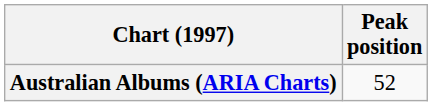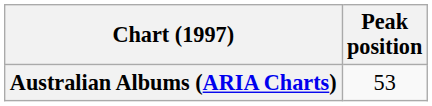(385, 82) 52 -> (385, 82) 53
